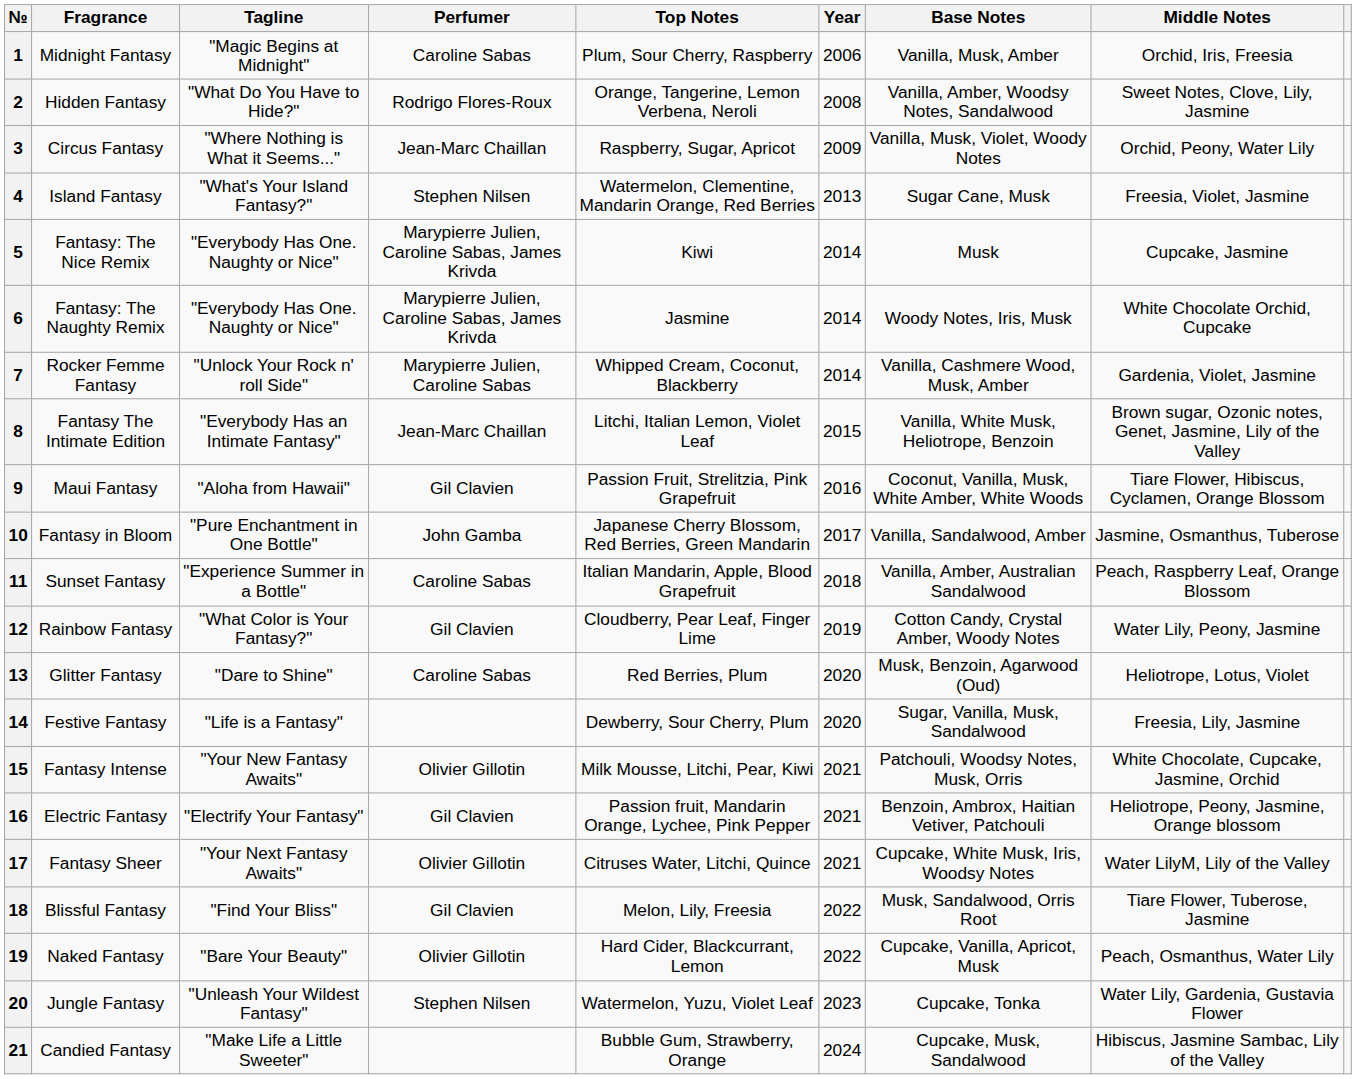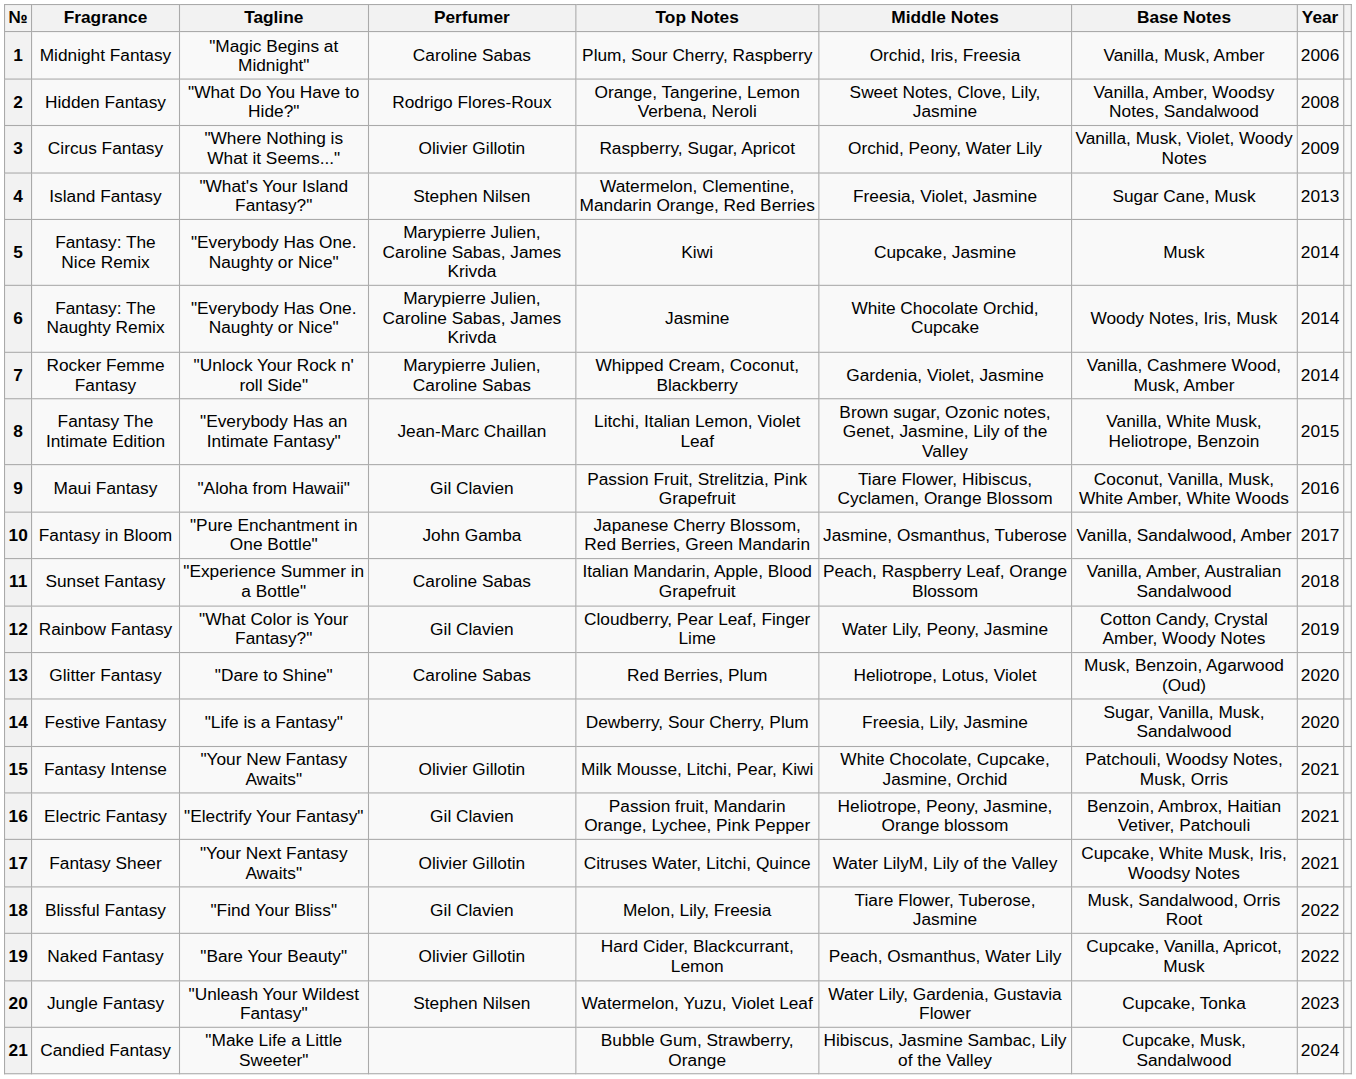columns swapped: (1217, 18) <-> (842, 18)
(472, 149) Jean-Marc Chaillan -> (472, 149) Olivier Gillotin
